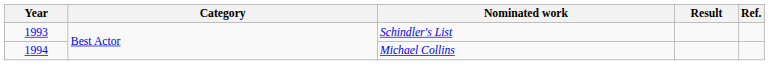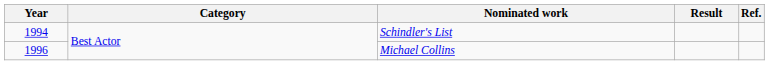(36, 32) 1993 -> (36, 32) 1994
(36, 50) 1994 -> (36, 50) 1996
